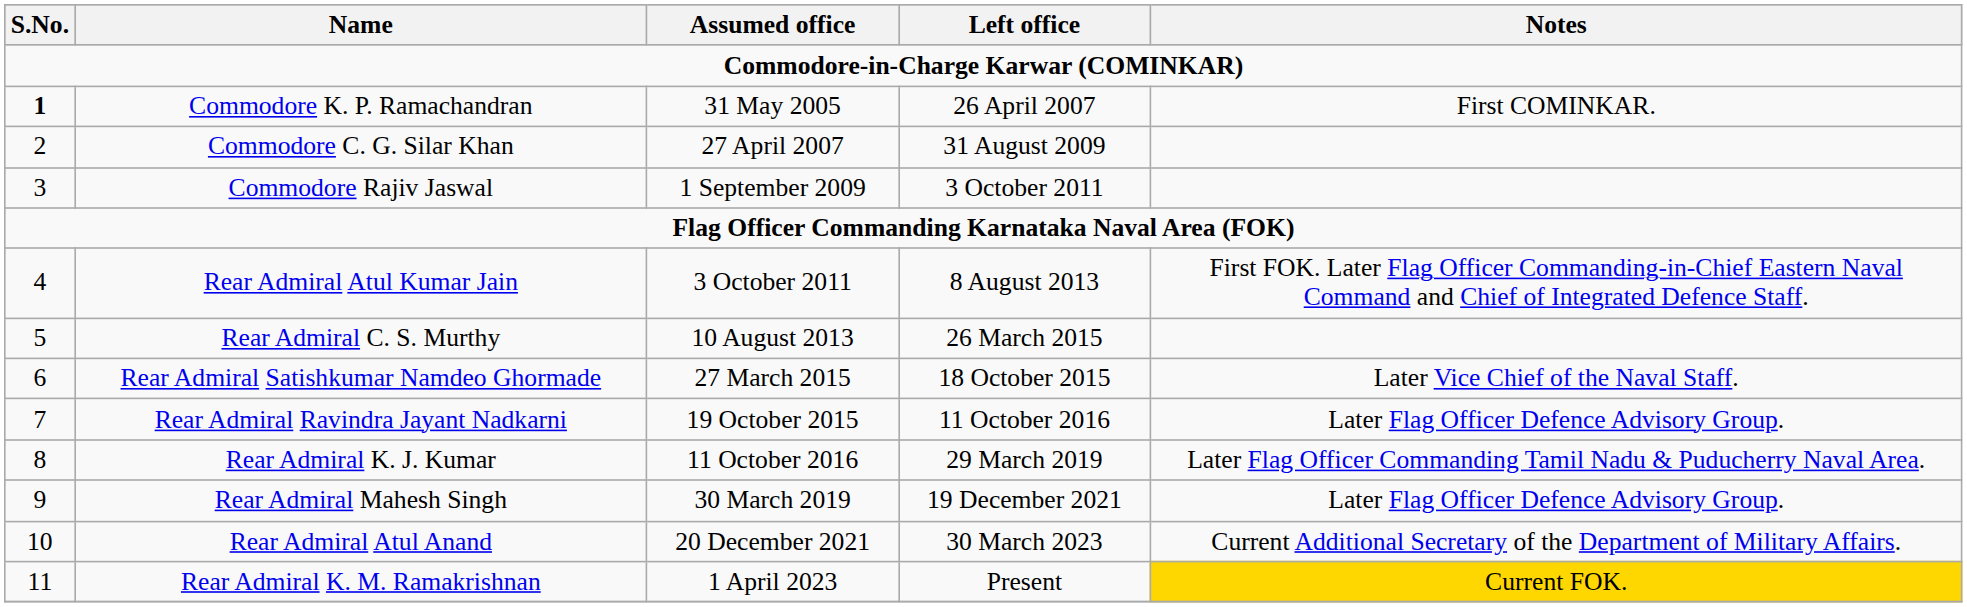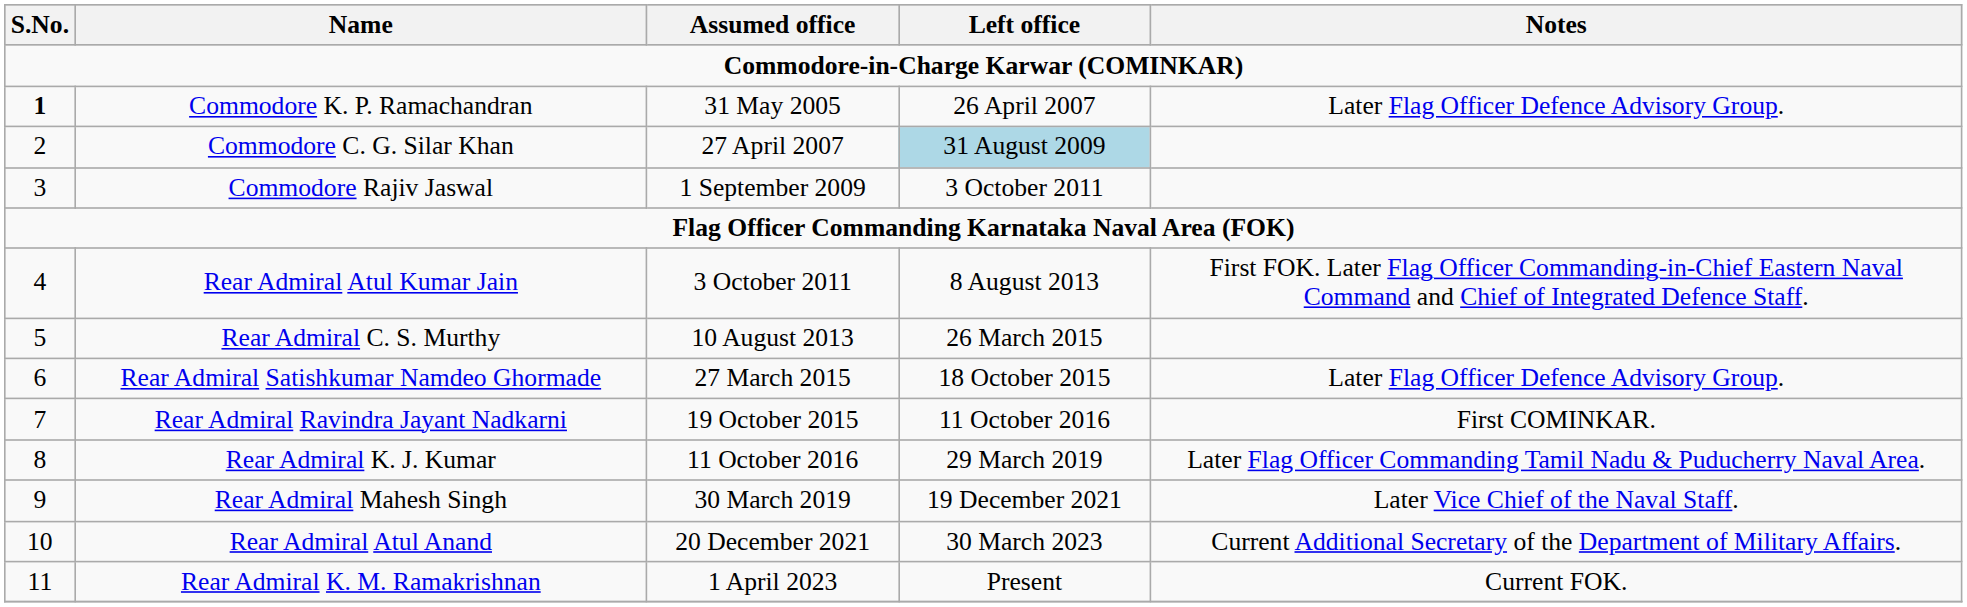(1556, 106) First COMINKAR. -> (1556, 106) Later Flag Officer Defence Advisory Group.
(1024, 146) no background -> (1024, 146) lightblue background
(1556, 378) Later Vice Chief of the Naval Staff. -> (1556, 378) Later Flag Officer Defence Advisory Group.
(1556, 418) Later Flag Officer Defence Advisory Group. -> (1556, 418) First COMINKAR.
(1556, 500) Later Flag Officer Defence Advisory Group. -> (1556, 500) Later Vice Chief of the Naval Staff.
(1556, 581) gold background -> (1556, 581) no background
